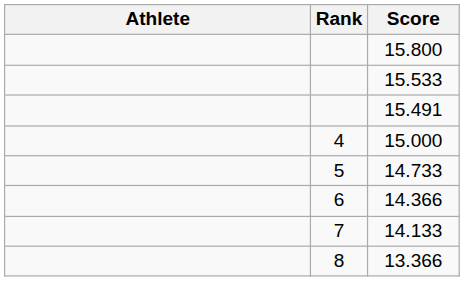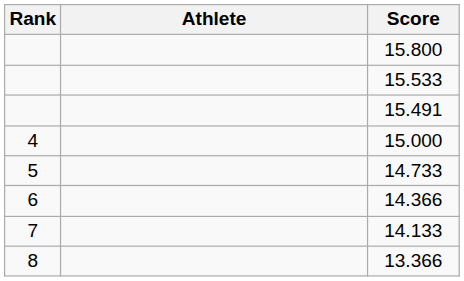columns swapped: (339, 19) <-> (158, 19)
